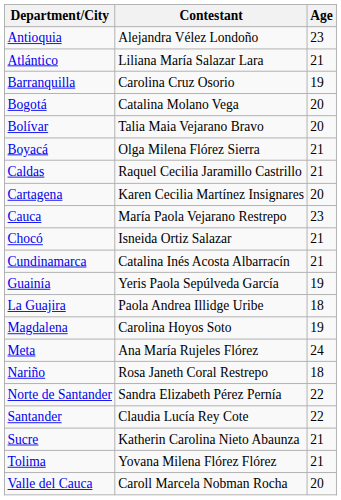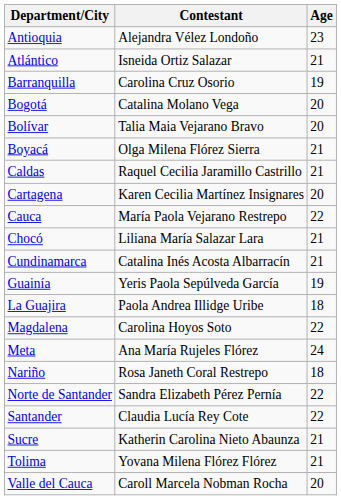(191, 60) Liliana María Salazar Lara -> (175, 60) Isneida Ortiz Salazar
(317, 216) 23 -> (317, 216) 22
(175, 238) Isneida Ortiz Salazar -> (191, 238) Liliana María Salazar Lara
(317, 328) 19 -> (317, 328) 22
